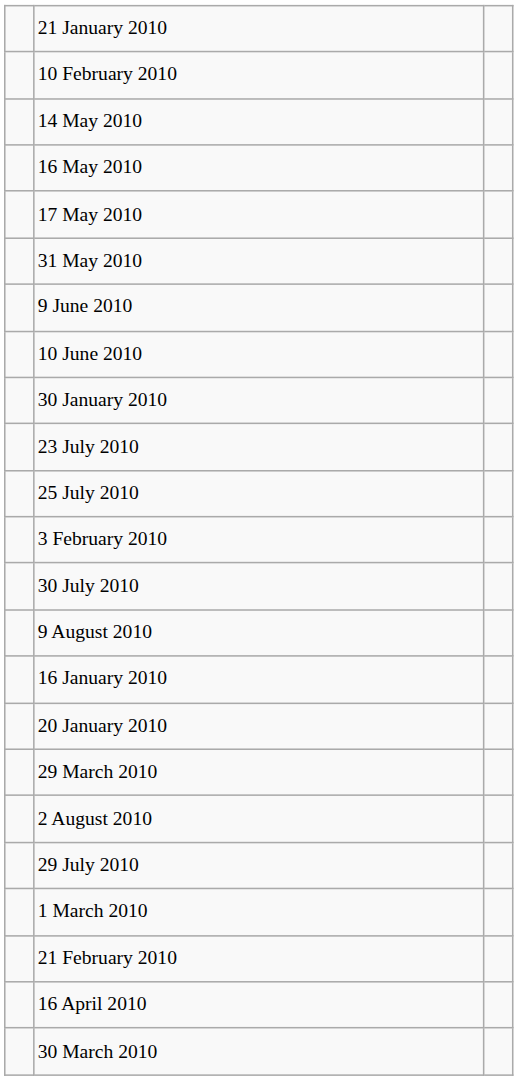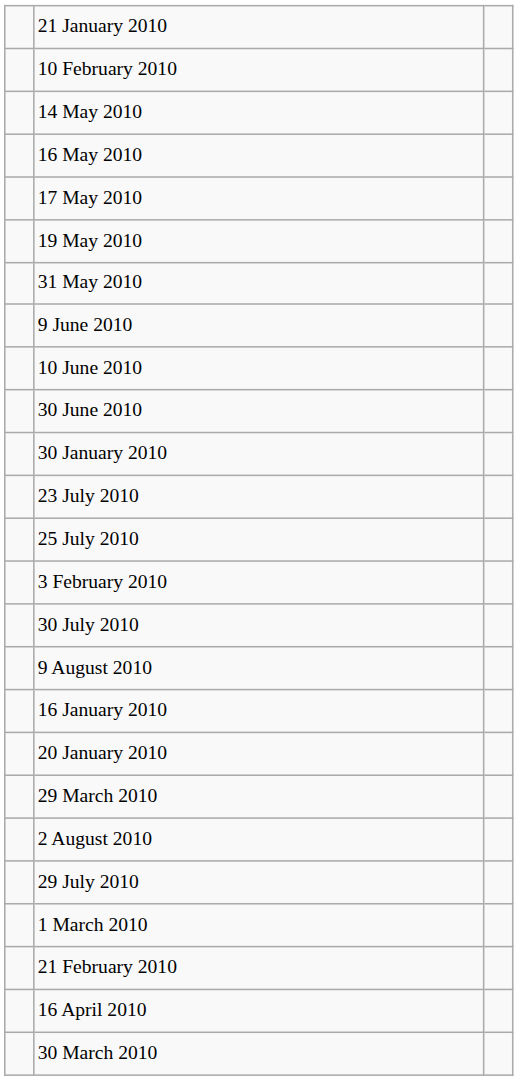+ row: (90, 240)
+ row: (90, 411)
